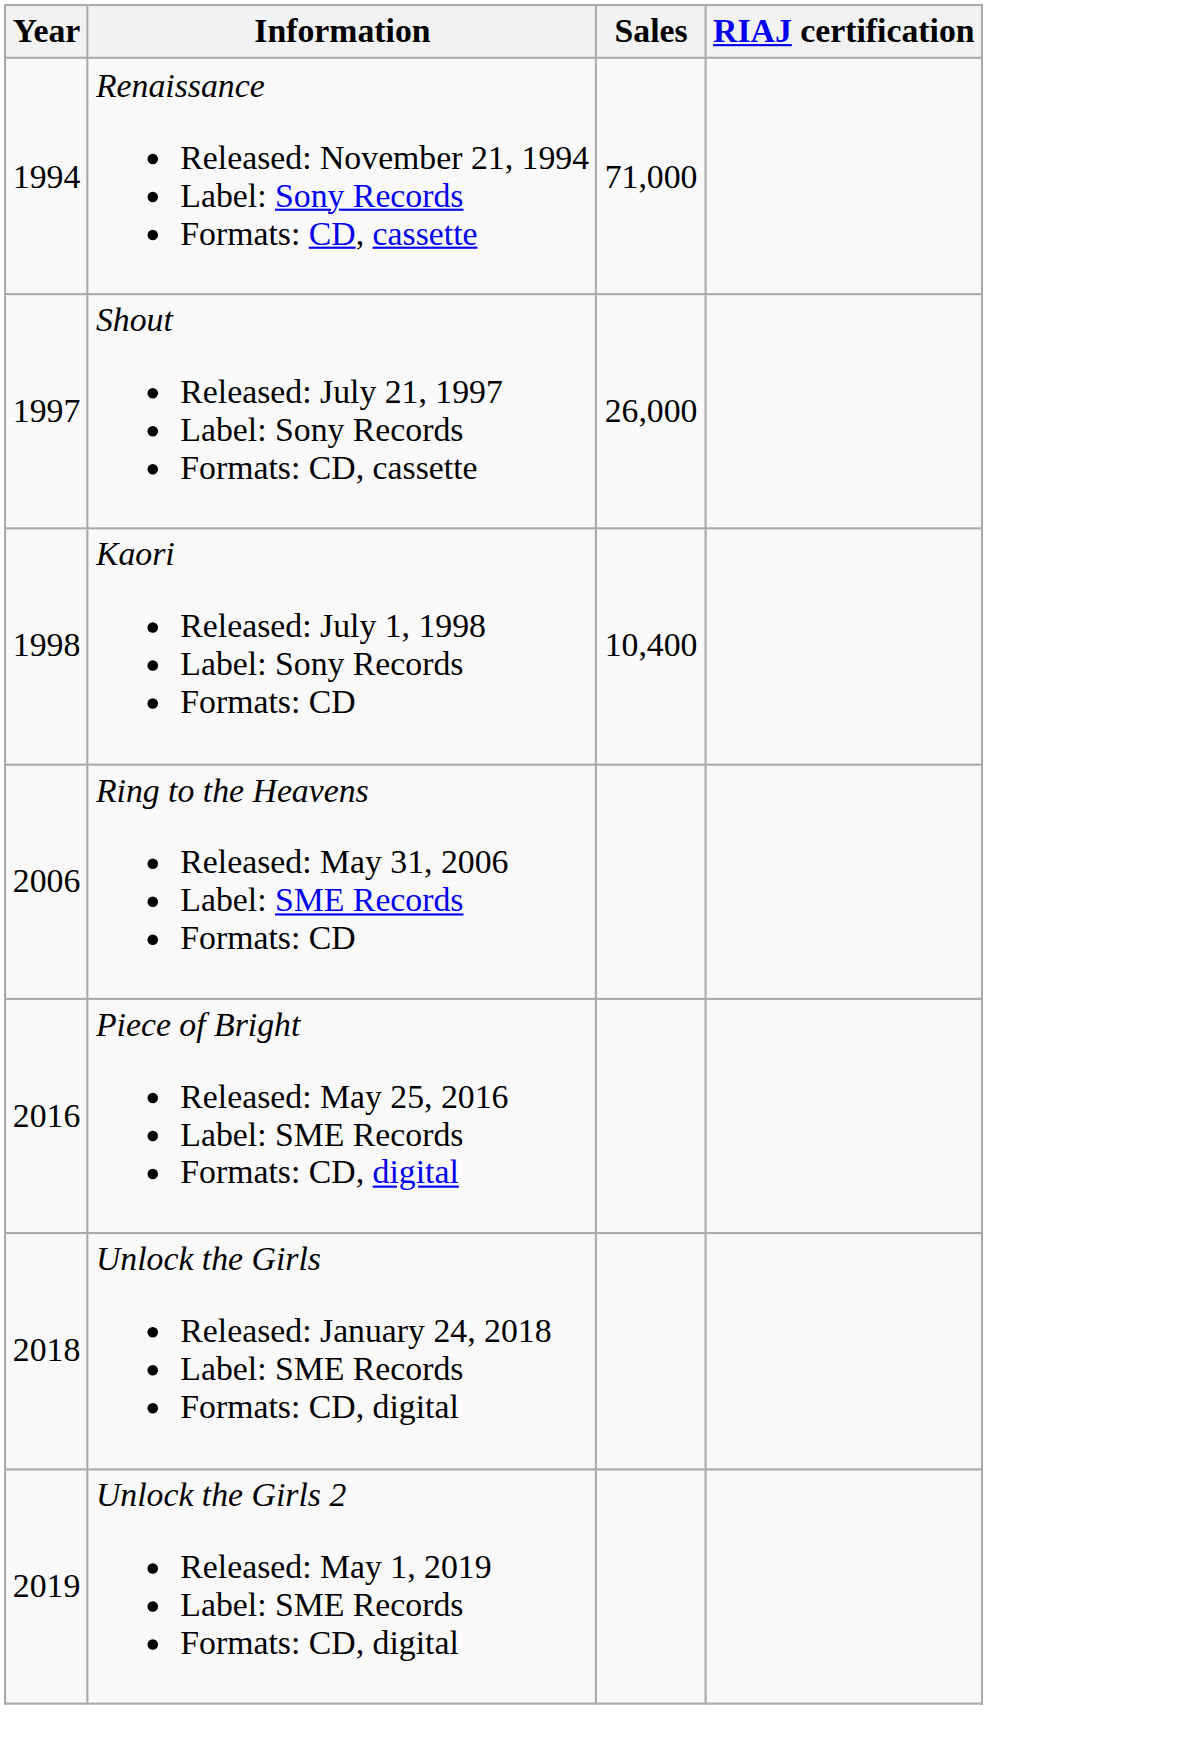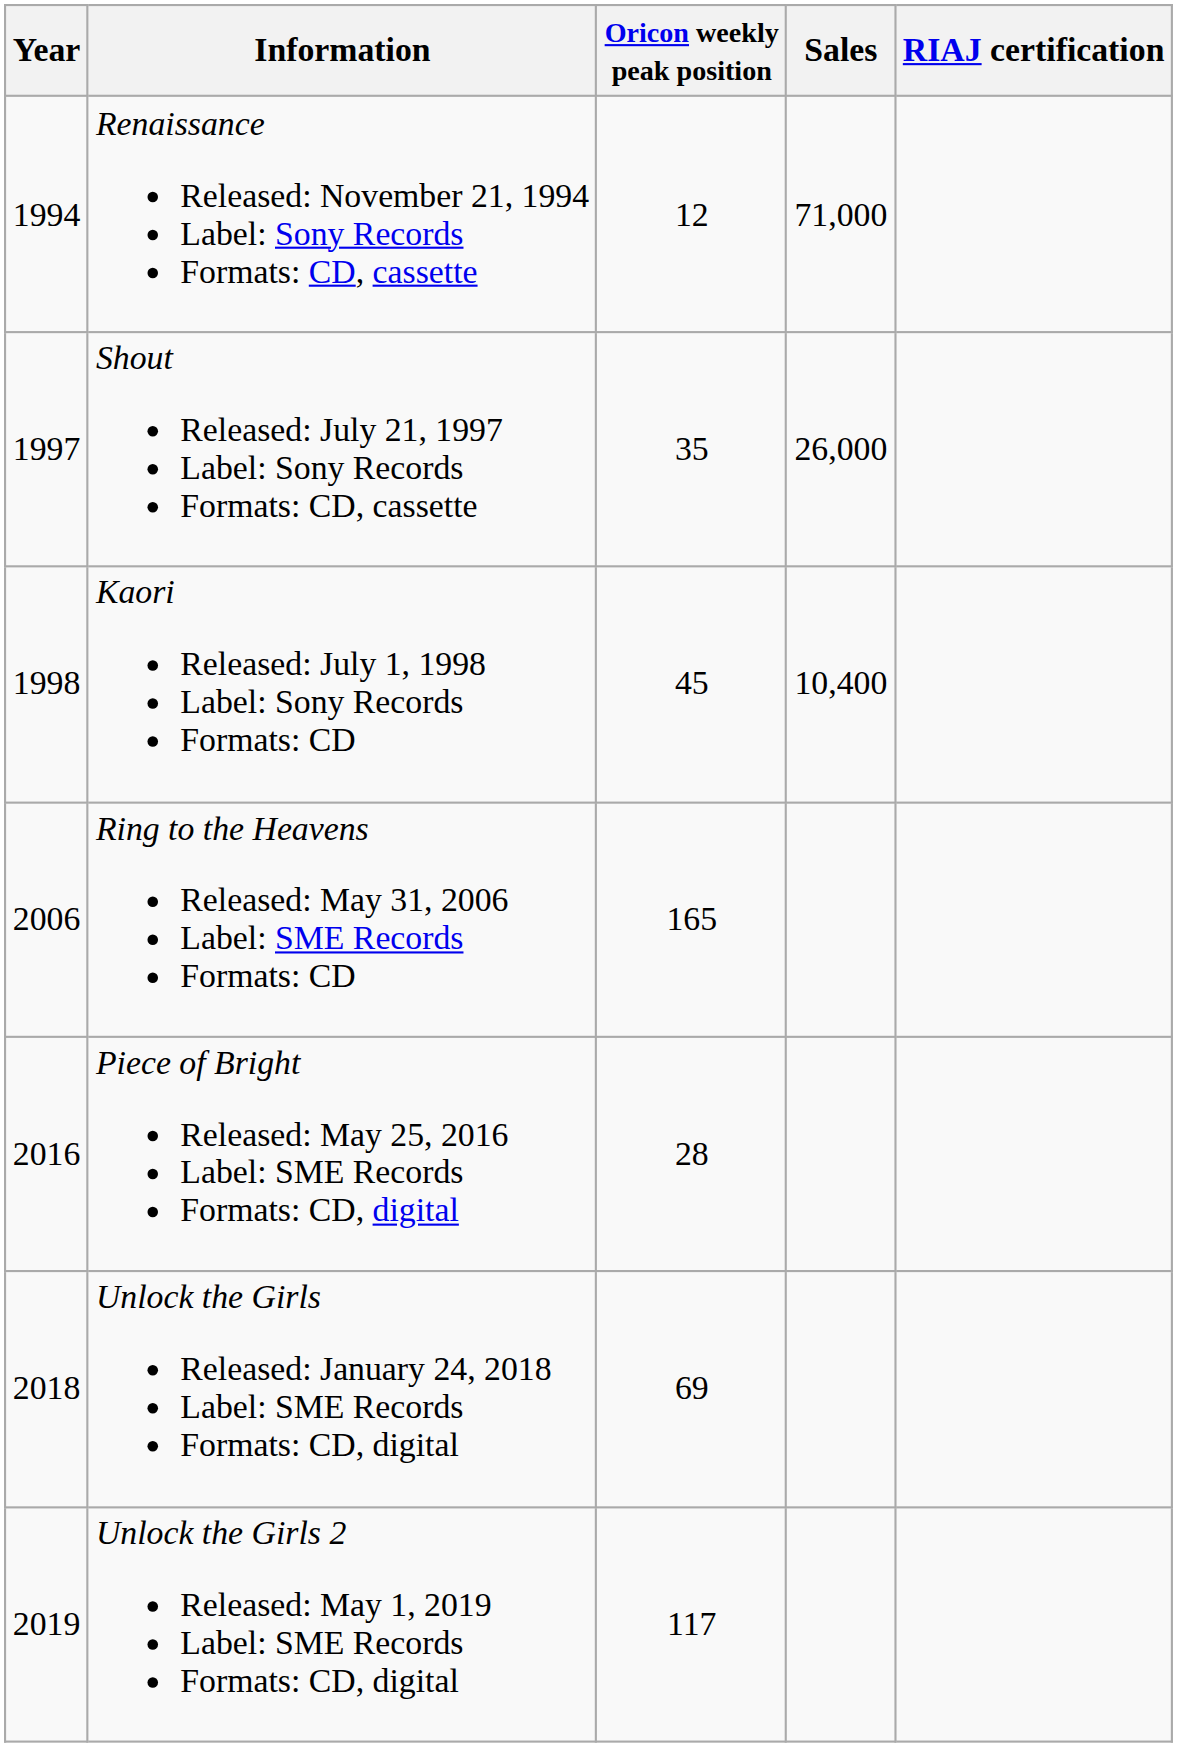+ column: (692, 52)
